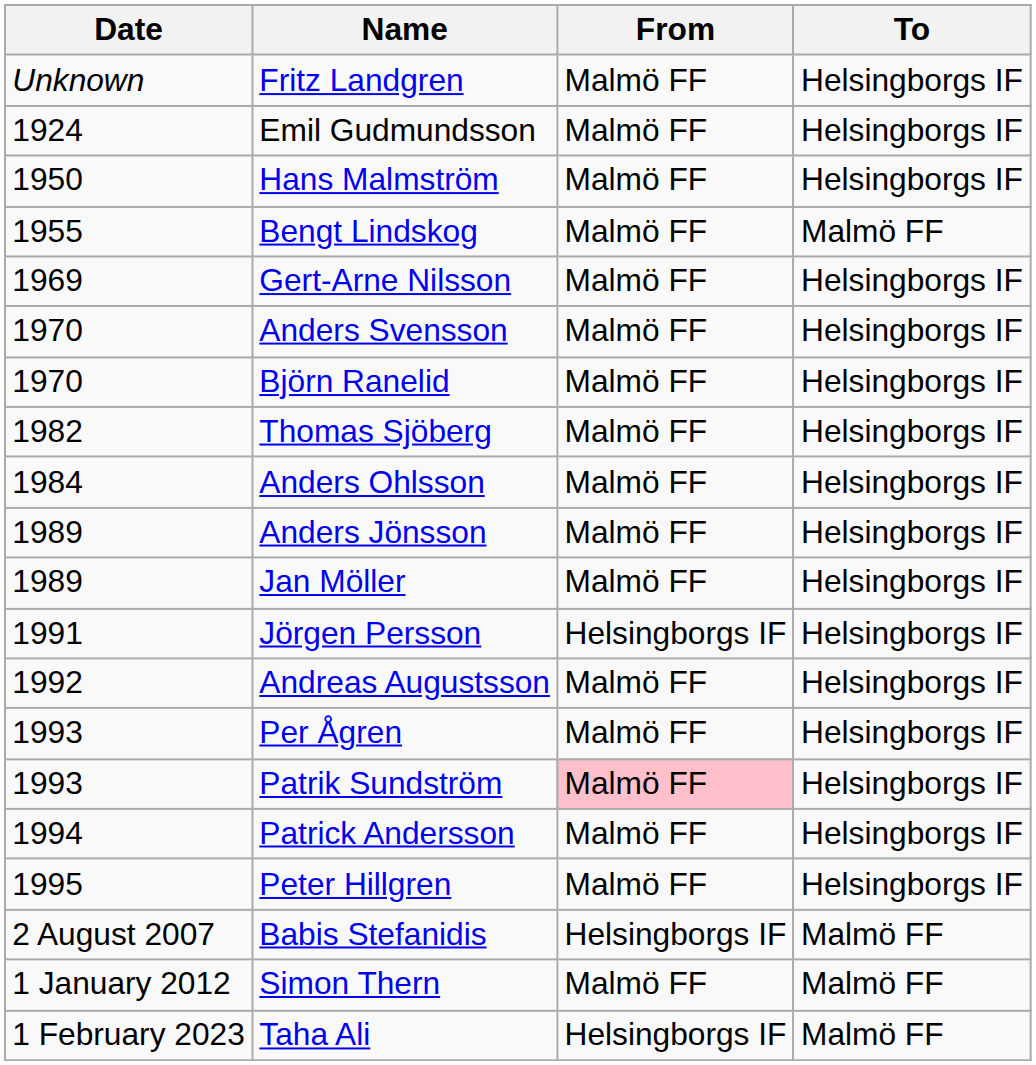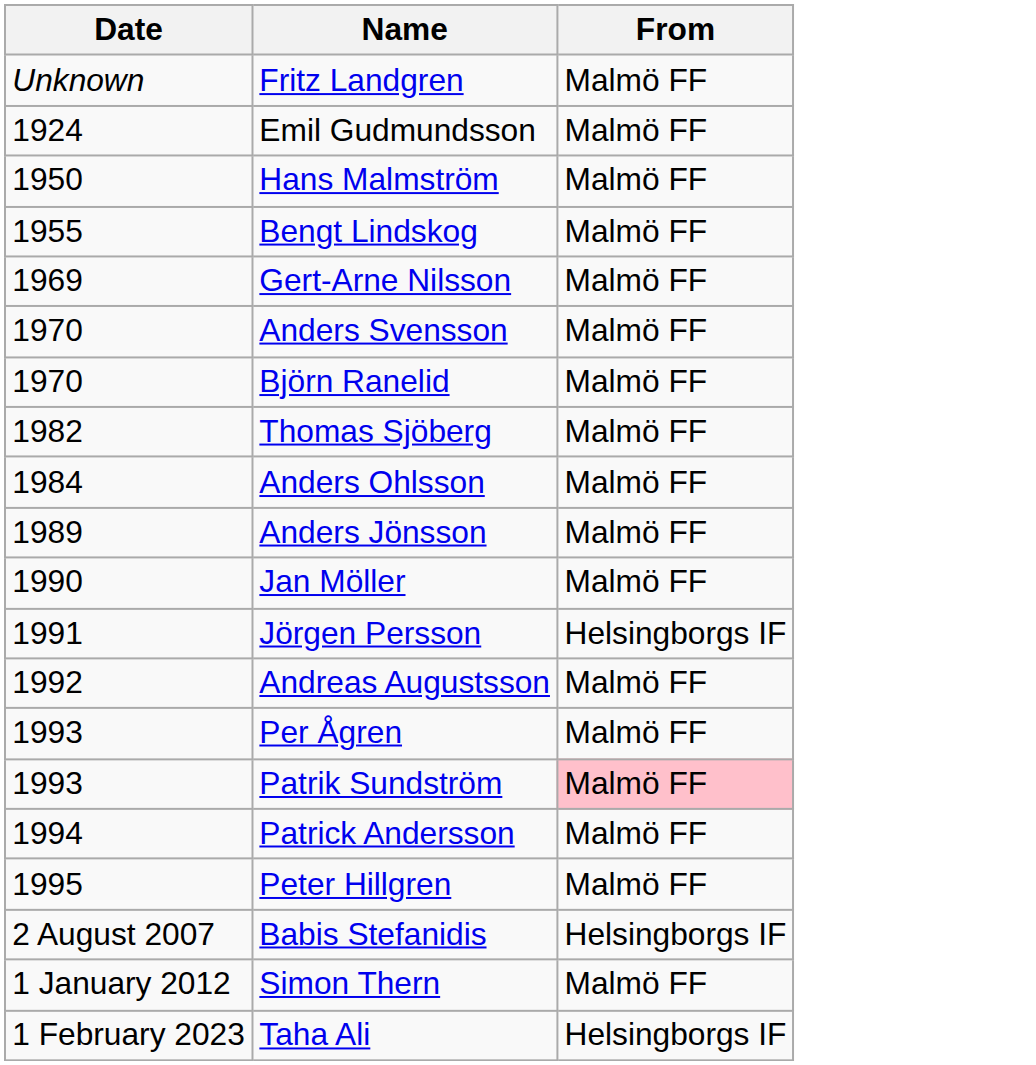- column: (912, 29)
(48, 582) 1989 -> (48, 582) 1990
